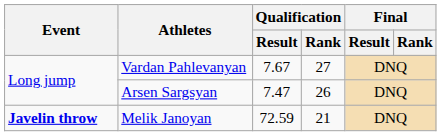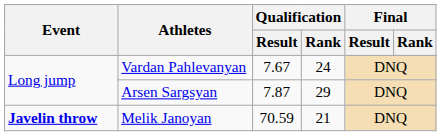(323, 67) 27 -> (323, 67) 24
(277, 93) 7.47 -> (277, 93) 7.87
(323, 93) 26 -> (323, 93) 29
(277, 118) 72.59 -> (277, 118) 70.59
